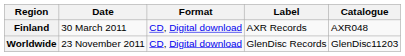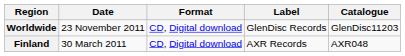rows swapped: (32, 28) <-> (32, 43)
